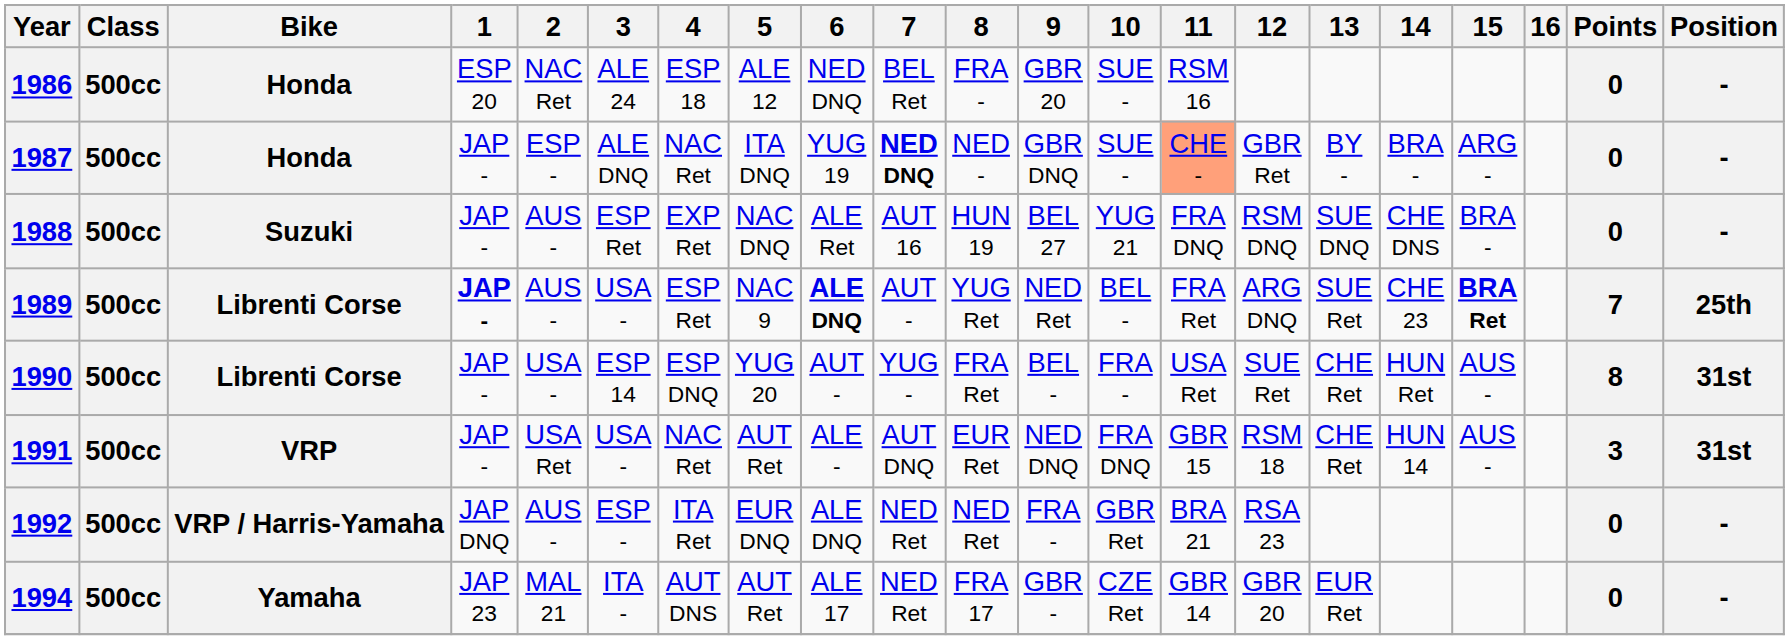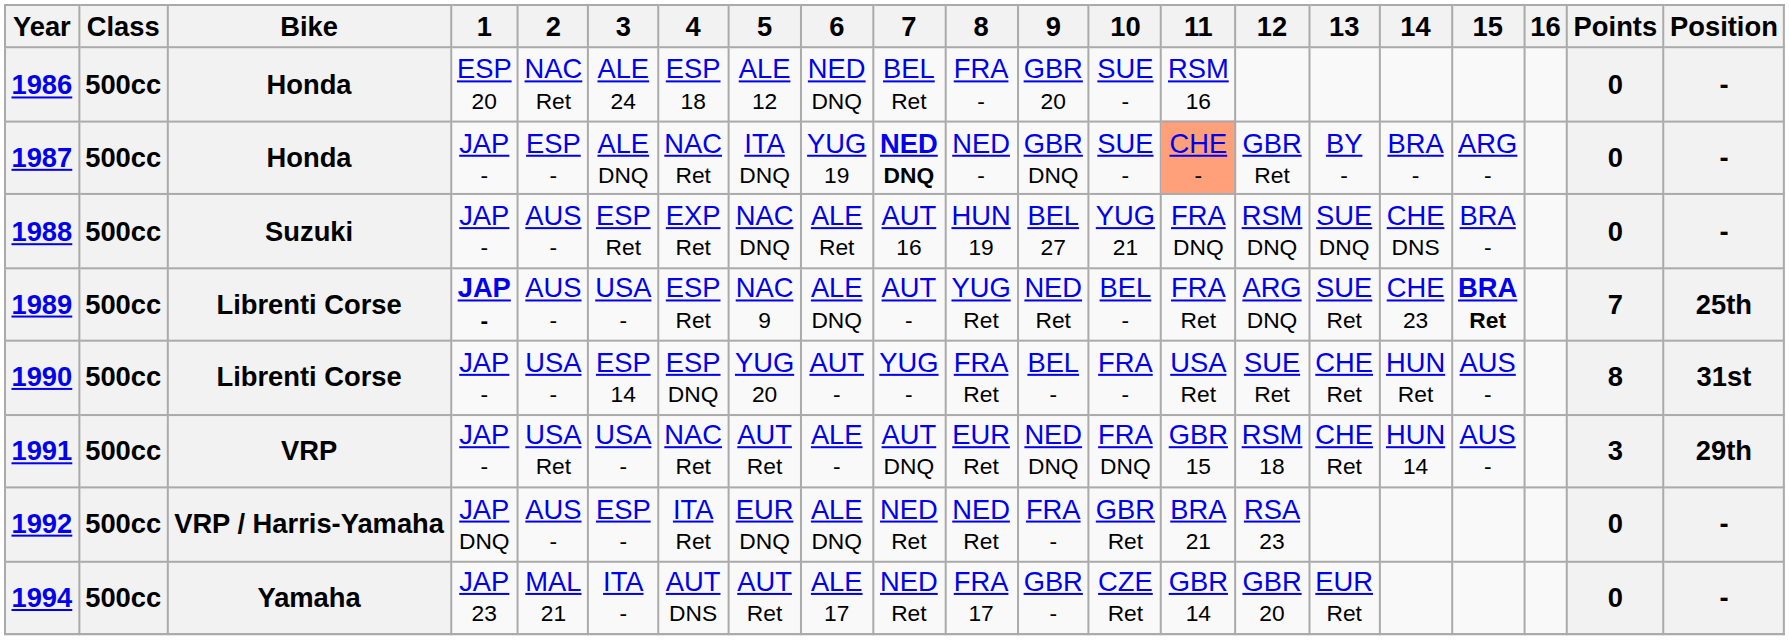(837, 304) bold -> (837, 303) normal
(1724, 451) 31st -> (1724, 451) 29th
